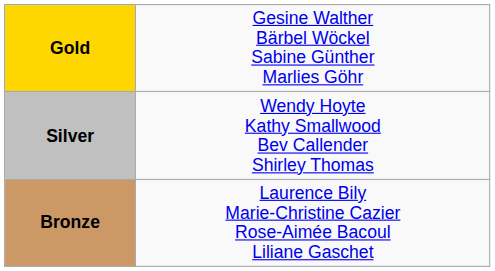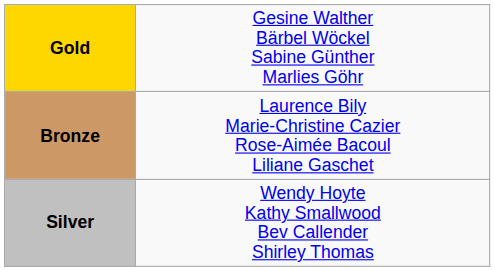rows swapped: (70, 135) <-> (70, 222)
